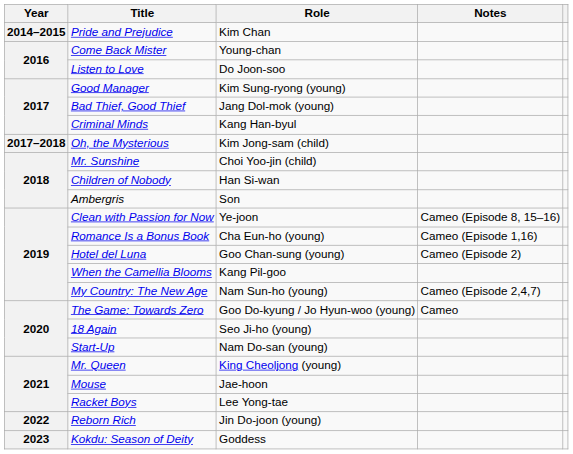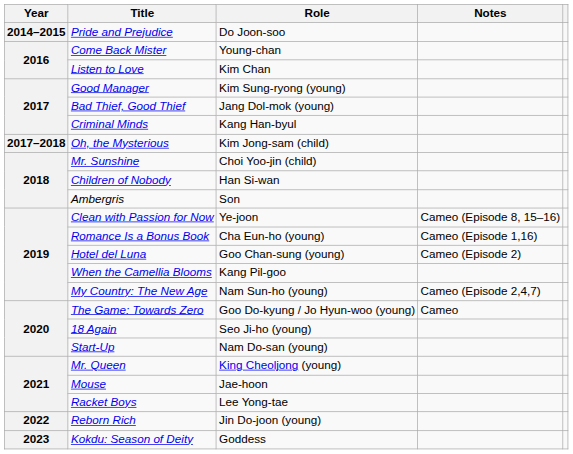(245, 32) Kim Chan -> (252, 32) Do Joon-soo
(252, 69) Do Joon-soo -> (245, 69) Kim Chan
